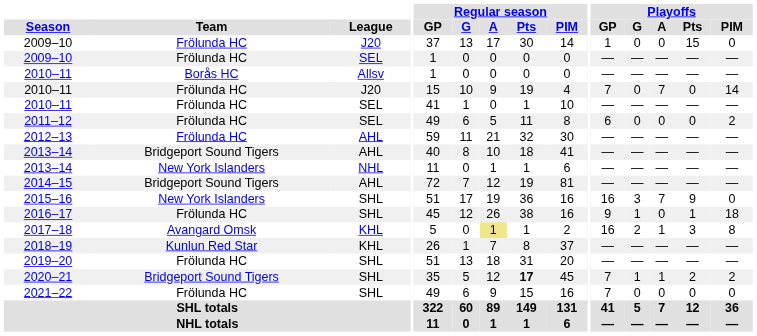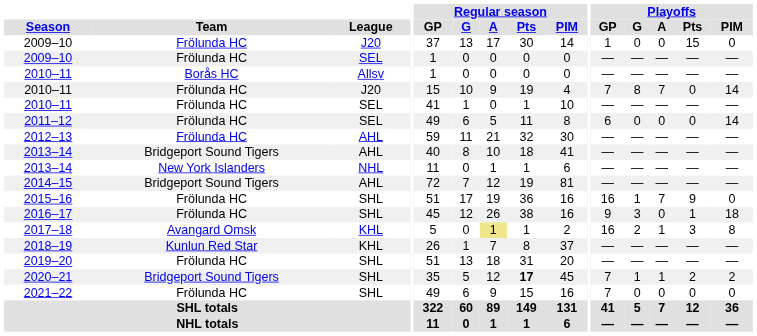(637, 89) 0 -> (637, 89) 8
(732, 121) 2 -> (732, 121) 14
(212, 199) New York Islanders -> (212, 199) Frölunda HC
(637, 199) 3 -> (637, 199) 1
(637, 214) 1 -> (637, 214) 3
